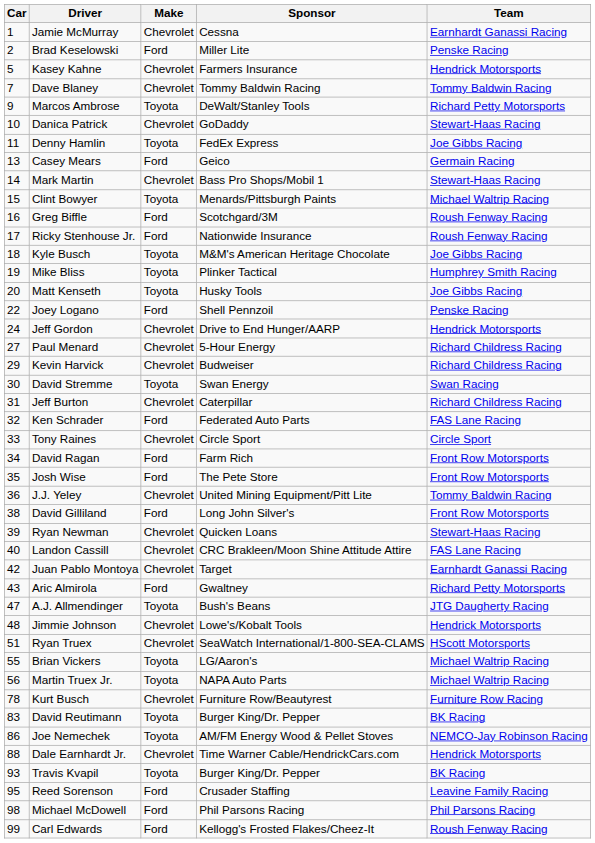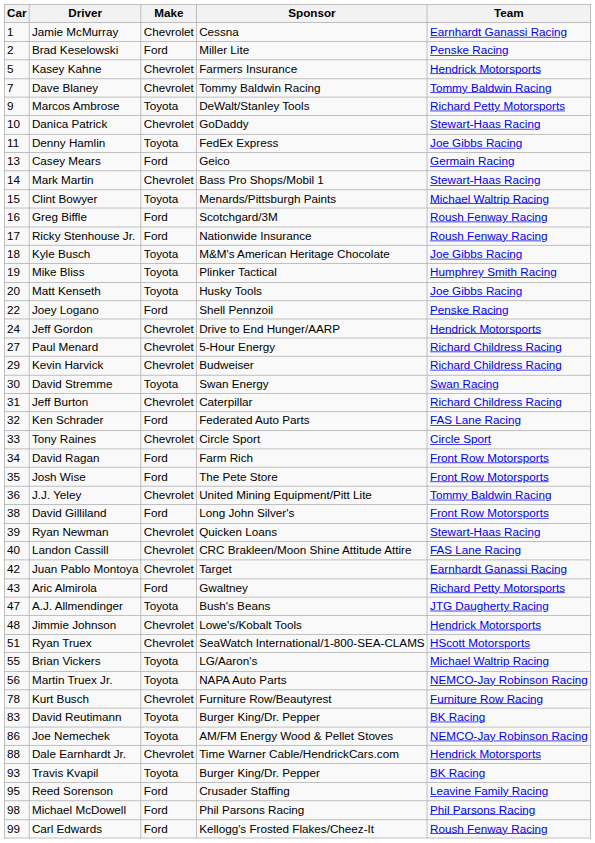(490, 680) Michael Waltrip Racing -> (509, 680) NEMCO-Jay Robinson Racing
